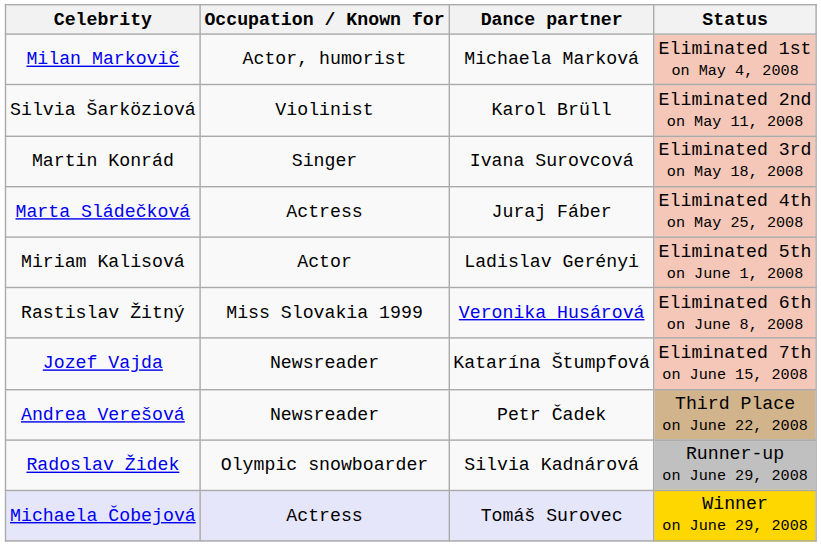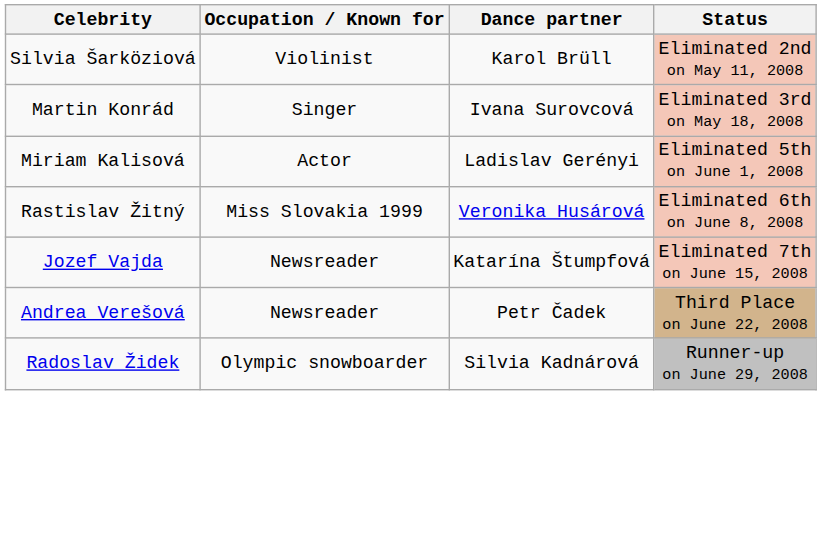- row: (103, 60)
- row: (103, 212)
- row: (103, 516)
